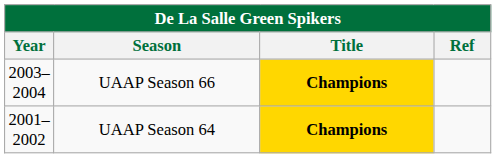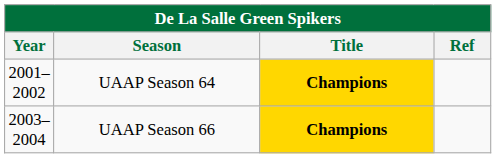rows swapped: (157, 129) <-> (157, 82)
